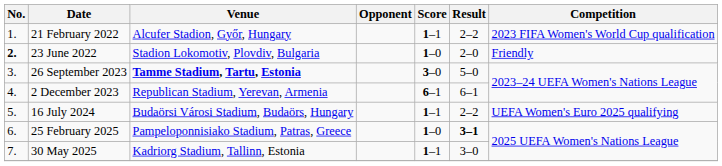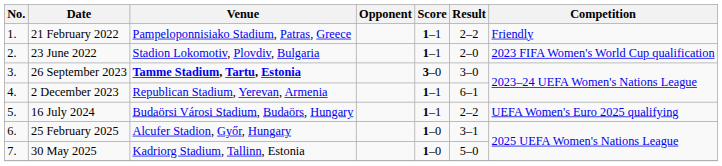(212, 33) Alcufer Stadion, Győr, Hungary -> (242, 33) Pampeloponnisiako Stadium, Patras, Greece
(603, 33) 2023 FIFA Women's World Cup qualification -> (512, 33) Friendly
(12, 53) bold -> (12, 53) normal
(432, 53) 1–0 -> (432, 53) 1–1
(512, 53) Friendly -> (603, 53) 2023 FIFA Women's World Cup qualification
(469, 72) 5–0 -> (469, 72) 3–0
(432, 92) 6–1 -> (432, 92) 1–1
(242, 131) Pampeloponnisiako Stadium, Patras, Greece -> (212, 131) Alcufer Stadion, Győr, Hungary
(469, 131) bold -> (469, 131) normal
(432, 151) 1–1 -> (432, 151) 1–0
(469, 151) 3–0 -> (469, 151) 5–0
